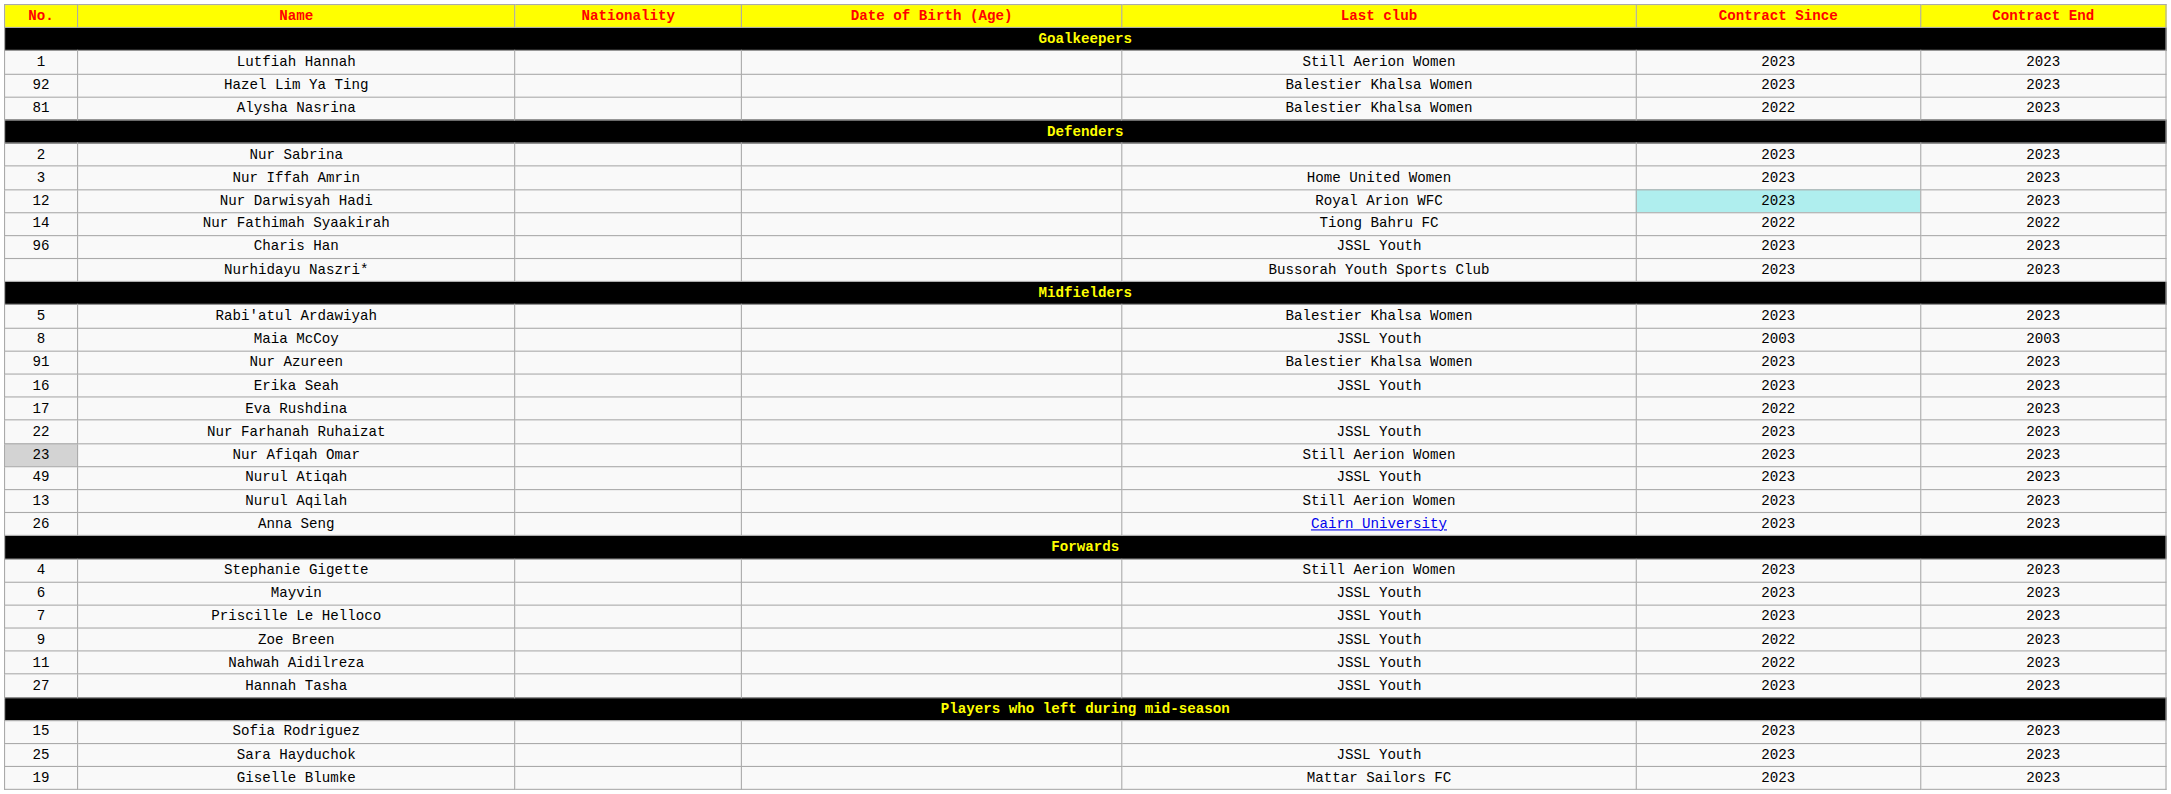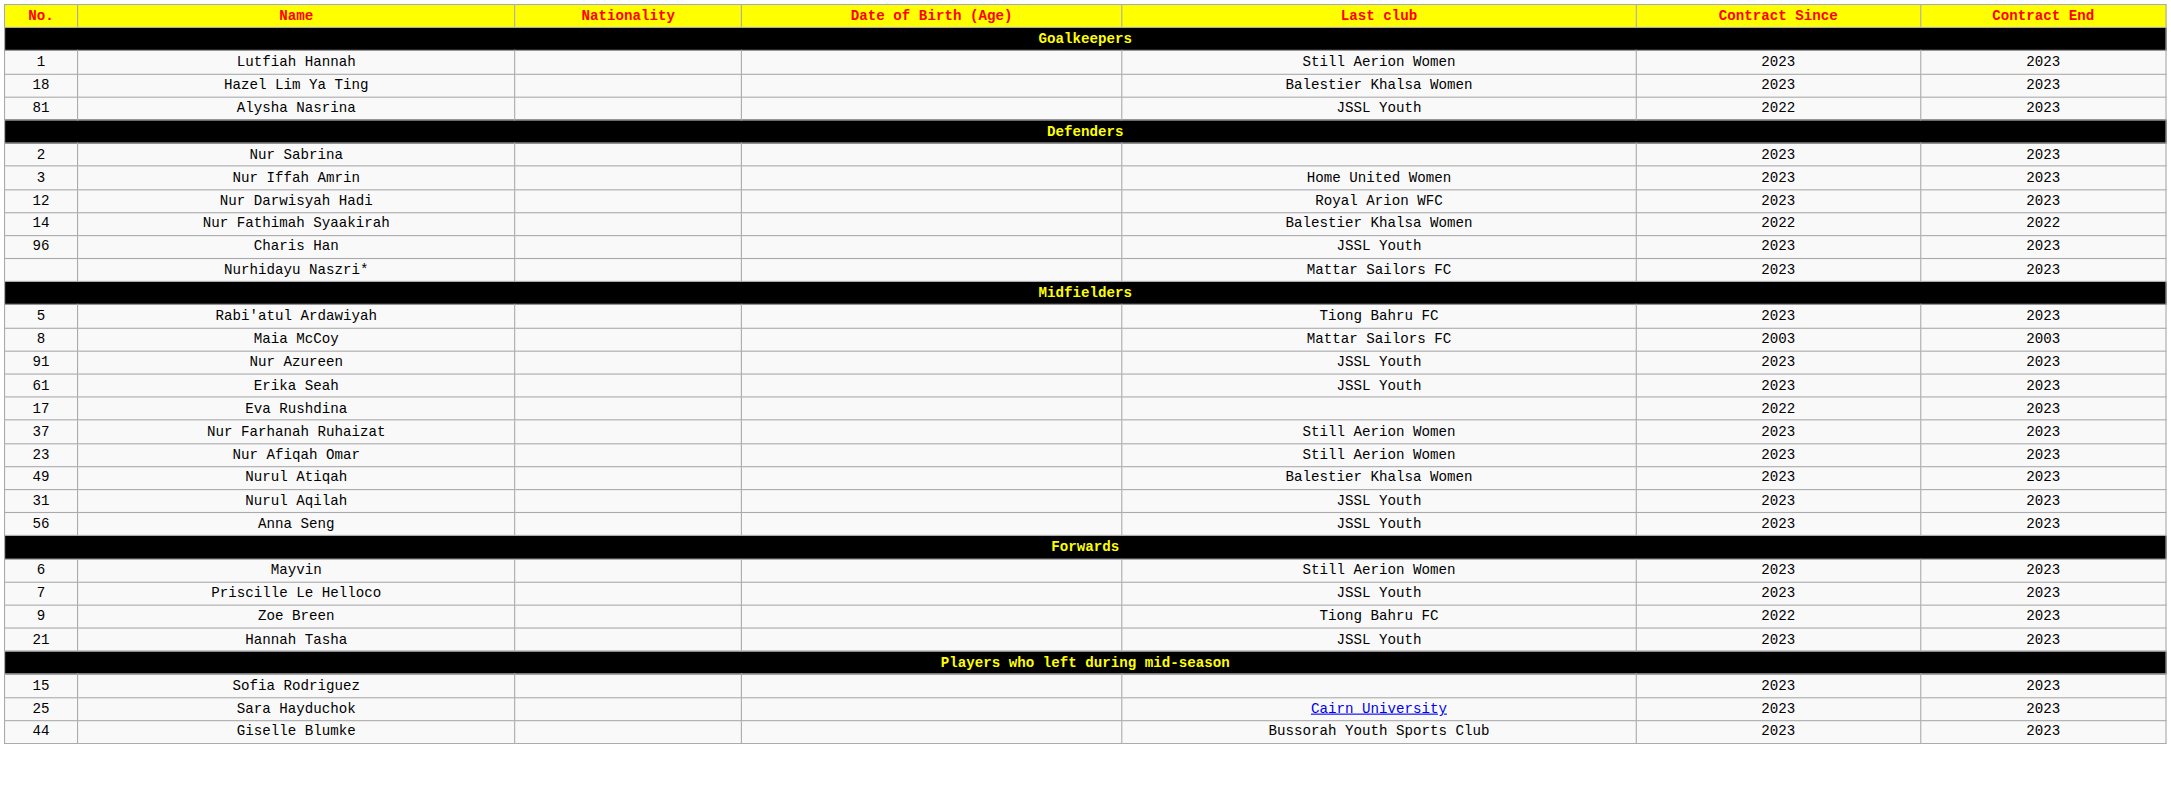(41, 85) 92 -> (41, 85) 18
(1379, 108) Balestier Khalsa Women -> (1379, 108) JSSL Youth
(1778, 201) paleturquoise background -> (1778, 201) no background
(1379, 224) Tiong Bahru FC -> (1379, 224) Balestier Khalsa Women
(1379, 270) Bussorah Youth Sports Club -> (1379, 270) Mattar Sailors FC
(1379, 316) Balestier Khalsa Women -> (1379, 316) Tiong Bahru FC
(1379, 339) JSSL Youth -> (1379, 339) Mattar Sailors FC
(1379, 363) Balestier Khalsa Women -> (1379, 363) JSSL Youth
(41, 386) 16 -> (41, 386) 61
(41, 432) 22 -> (41, 432) 37
(1379, 432) JSSL Youth -> (1379, 432) Still Aerion Women
(41, 455) lightgrey background -> (41, 455) no background
(1379, 478) JSSL Youth -> (1379, 478) Balestier Khalsa Women
(41, 501) 13 -> (41, 501) 31
(1379, 501) Still Aerion Women -> (1379, 501) JSSL Youth
(41, 524) 26 -> (41, 524) 56
(1379, 524) Cairn University -> (1379, 524) JSSL Youth
- row: (296, 570)
(1379, 593) JSSL Youth -> (1379, 570) Still Aerion Women
(1379, 640) JSSL Youth -> (1379, 617) Tiong Bahru FC
- row: (296, 663)
(41, 686) 27 -> (41, 640) 21
(1379, 755) JSSL Youth -> (1379, 709) Cairn University
(41, 778) 19 -> (41, 732) 44
(1379, 778) Mattar Sailors FC -> (1379, 732) Bussorah Youth Sports Club
